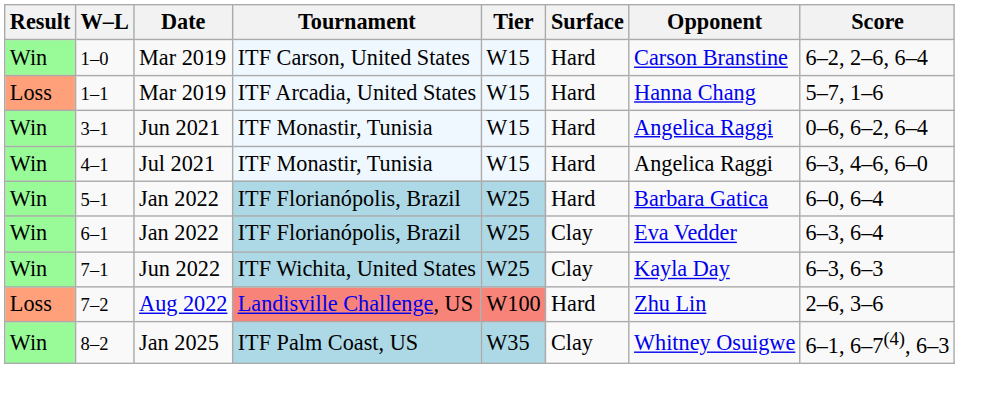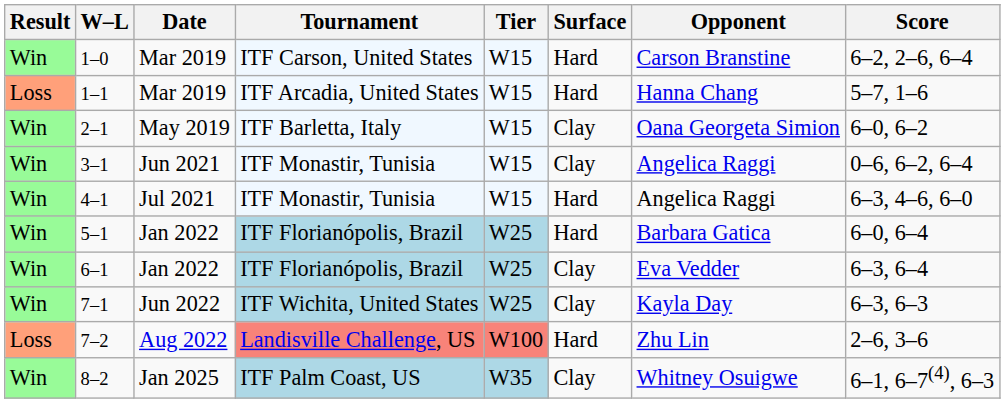+ row: (95, 129)
(573, 127) Hard -> (574, 163) Clay
